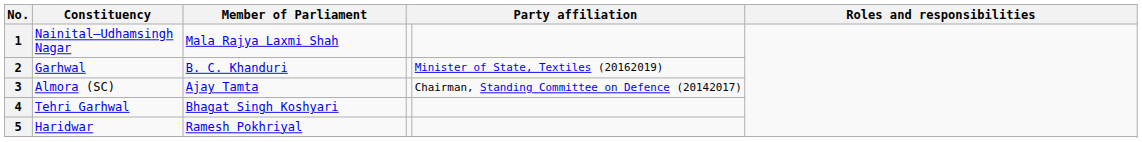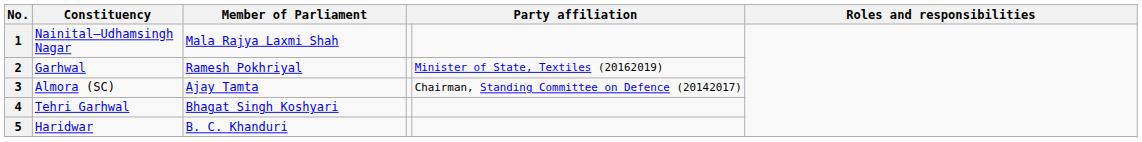(237, 68) B. C. Khanduri -> (244, 68) Ramesh Pokhriyal
(244, 127) Ramesh Pokhriyal -> (237, 127) B. C. Khanduri
